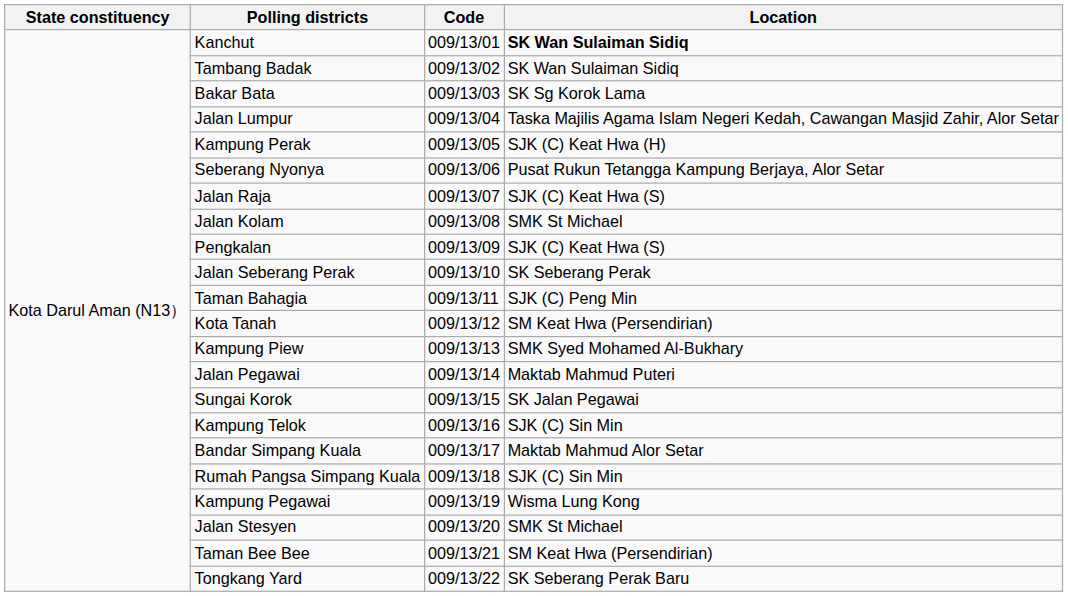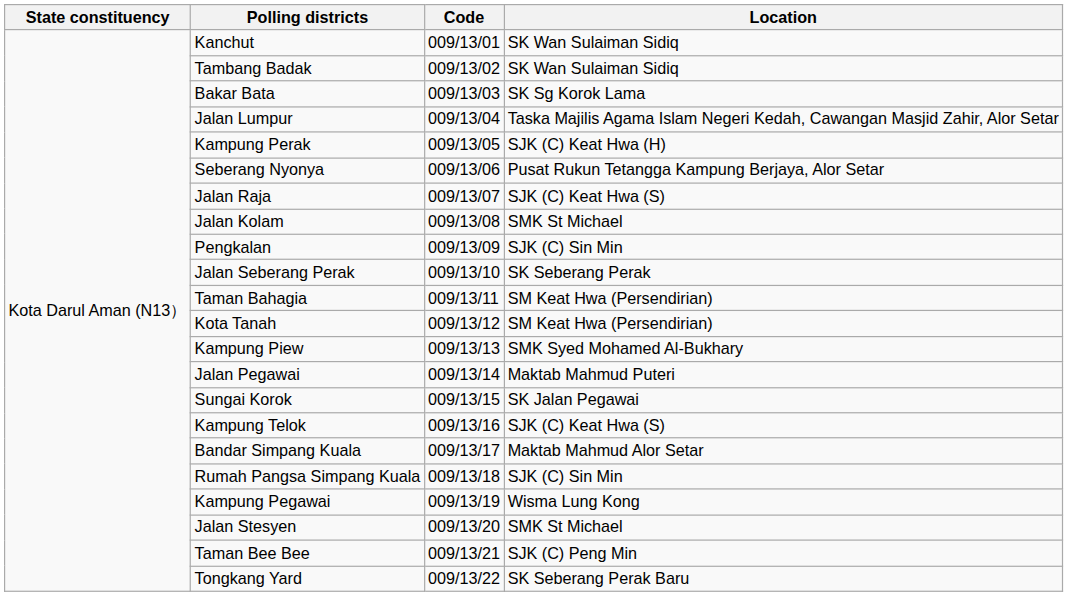(598, 42) bold -> (593, 42) normal
(586, 247) SJK (C) Keat Hwa (S) -> (565, 247) SJK (C) Sin Min
(572, 298) SJK (C) Peng Min -> (610, 298) SM Keat Hwa (Persendirian)
(565, 425) SJK (C) Sin Min -> (586, 425) SJK (C) Keat Hwa (S)
(610, 553) SM Keat Hwa (Persendirian) -> (572, 553) SJK (C) Peng Min
